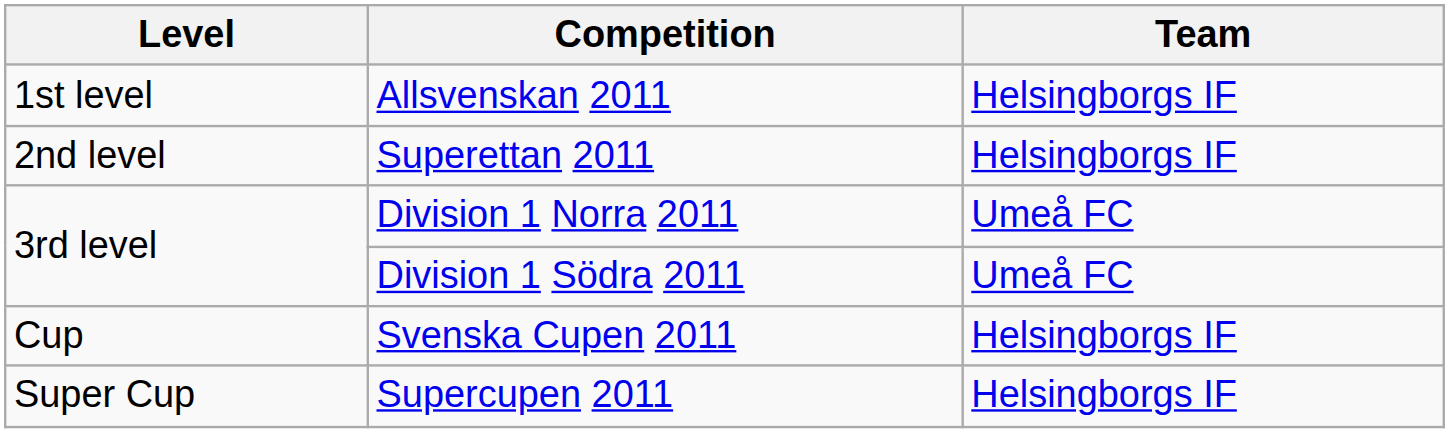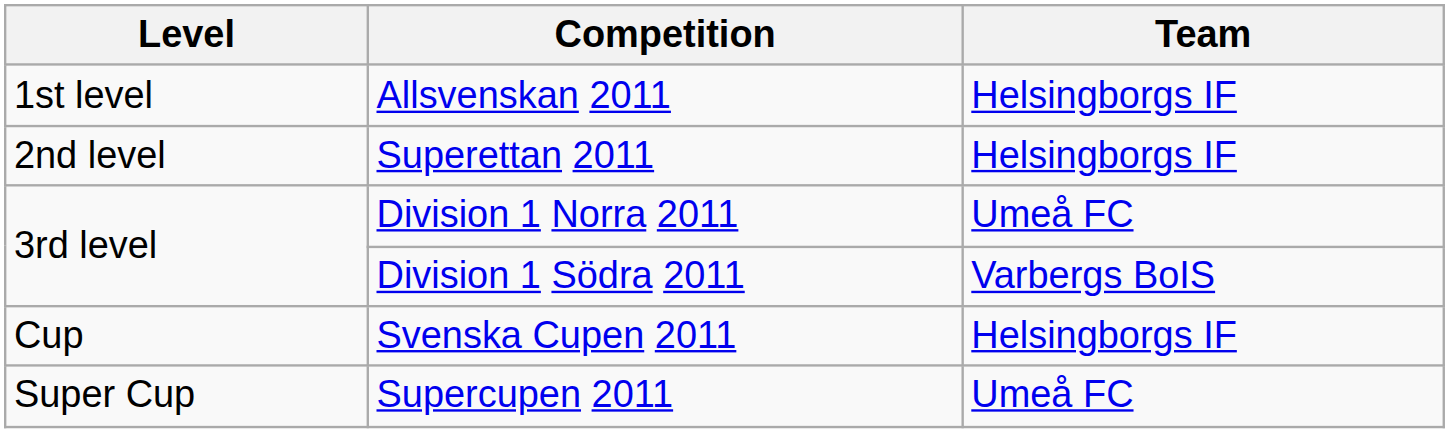(1052, 275) Umeå FC -> (1093, 275) Varbergs BoIS
(1104, 395) Helsingborgs IF -> (1052, 395) Umeå FC
